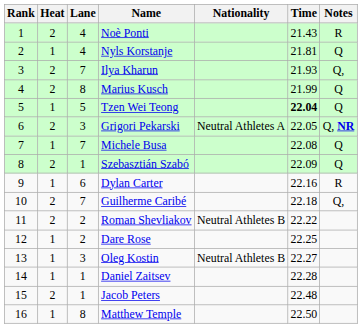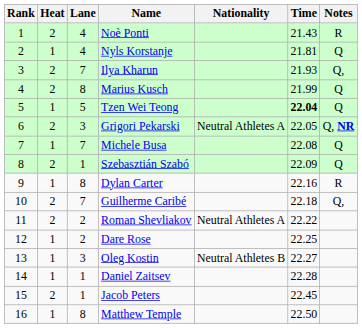(83, 182) 6 -> (83, 182) 8
(241, 220) Neutral Athletes B -> (241, 220) Neutral Athletes A
(304, 295) 22.48 -> (304, 295) 22.45
